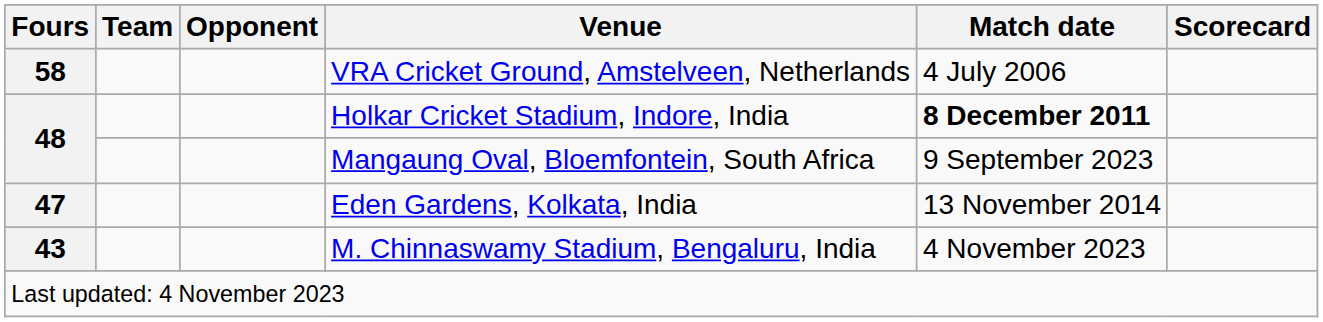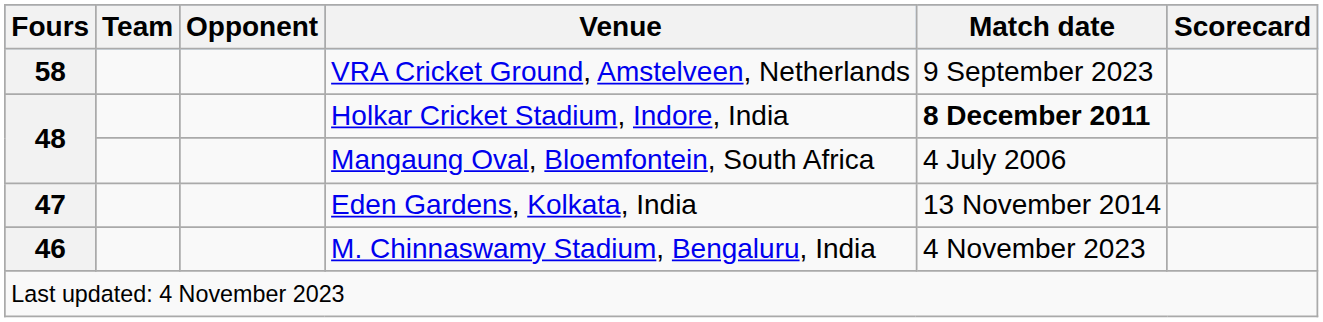(995, 71) 4 July 2006 -> (1038, 71) 9 September 2023
(1038, 159) 9 September 2023 -> (995, 159) 4 July 2006
(50, 248) 43 -> (50, 248) 46
